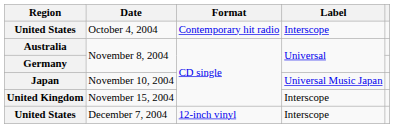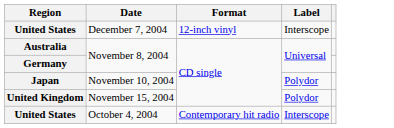rows swapped: (45, 30) <-> (45, 115)
(333, 81) Universal Music Japan -> (301, 81) Polydor
(307, 98) Interscope -> (301, 98) Polydor
